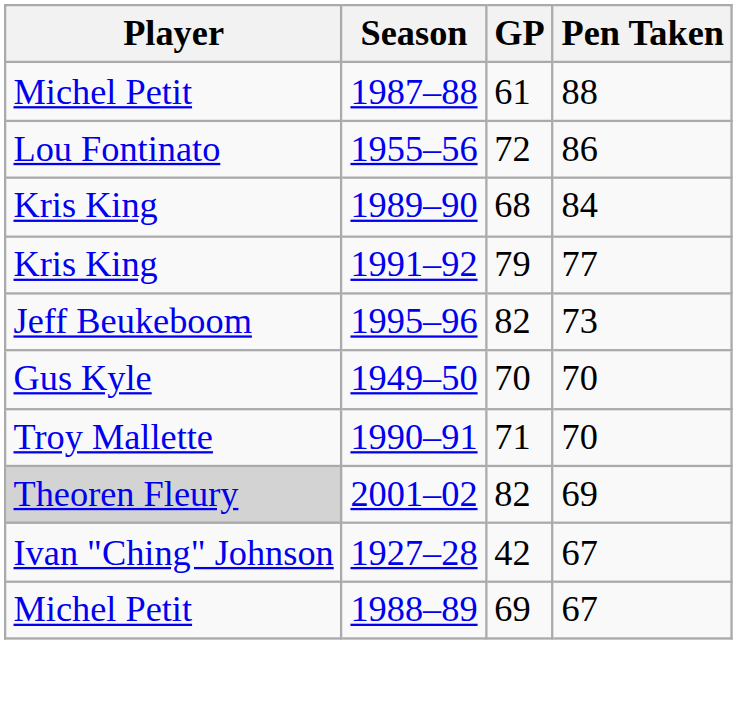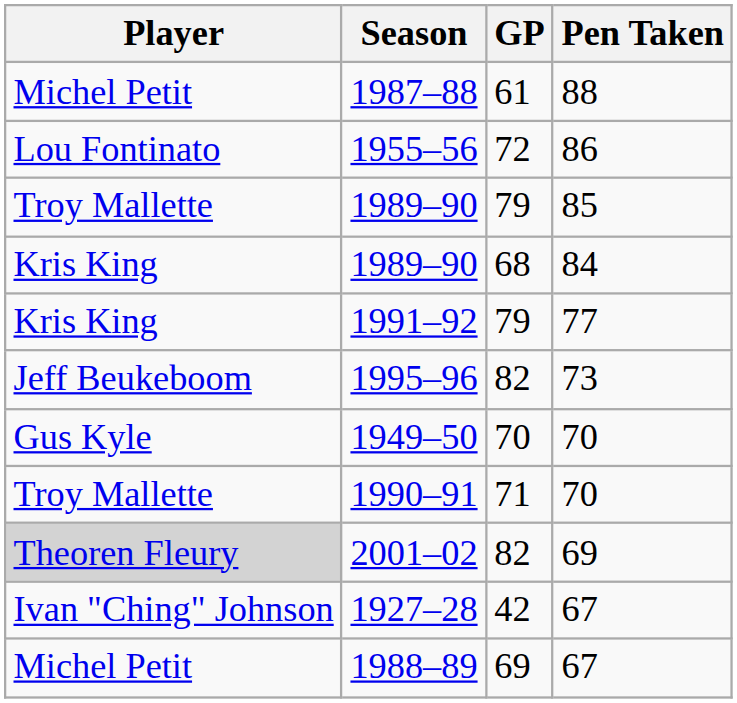+ row: (414, 206)
